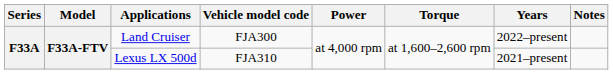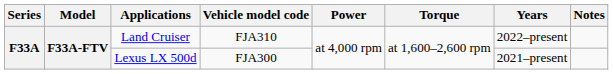(256, 37) FJA300 -> (256, 37) FJA310
(256, 58) FJA310 -> (256, 58) FJA300
